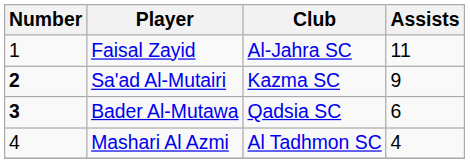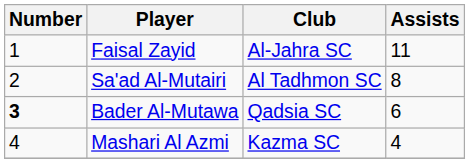(14, 81) bold -> (14, 81) normal
(294, 81) Kazma SC -> (315, 81) Al Tadhmon SC
(396, 81) 9 -> (396, 81) 8
(315, 142) Al Tadhmon SC -> (294, 142) Kazma SC
